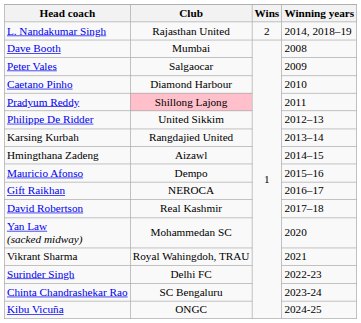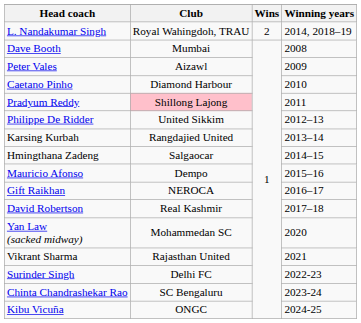(191, 31) Rajasthan United -> (191, 31) Royal Wahingdoh, TRAU
(191, 66) Salgaocar -> (191, 66) Aizawl
(191, 155) Aizawl -> (191, 155) Salgaocar
(191, 256) Royal Wahingdoh, TRAU -> (191, 256) Rajasthan United
